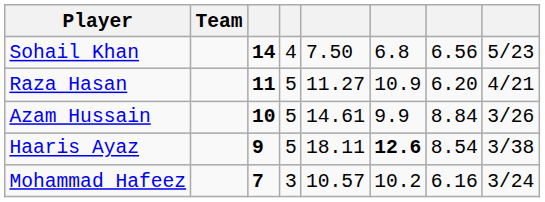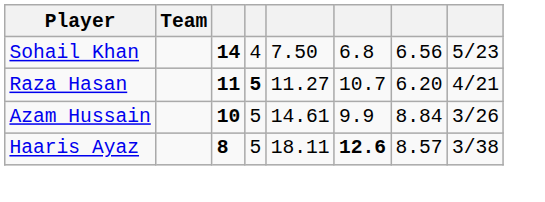(291, 85) normal -> (255, 85) bold
(398, 85) 10.9 -> (363, 85) 10.7
(258, 149) 9 -> (223, 149) 8
(454, 149) 8.54 -> (419, 149) 8.57
- row: (98, 181)
